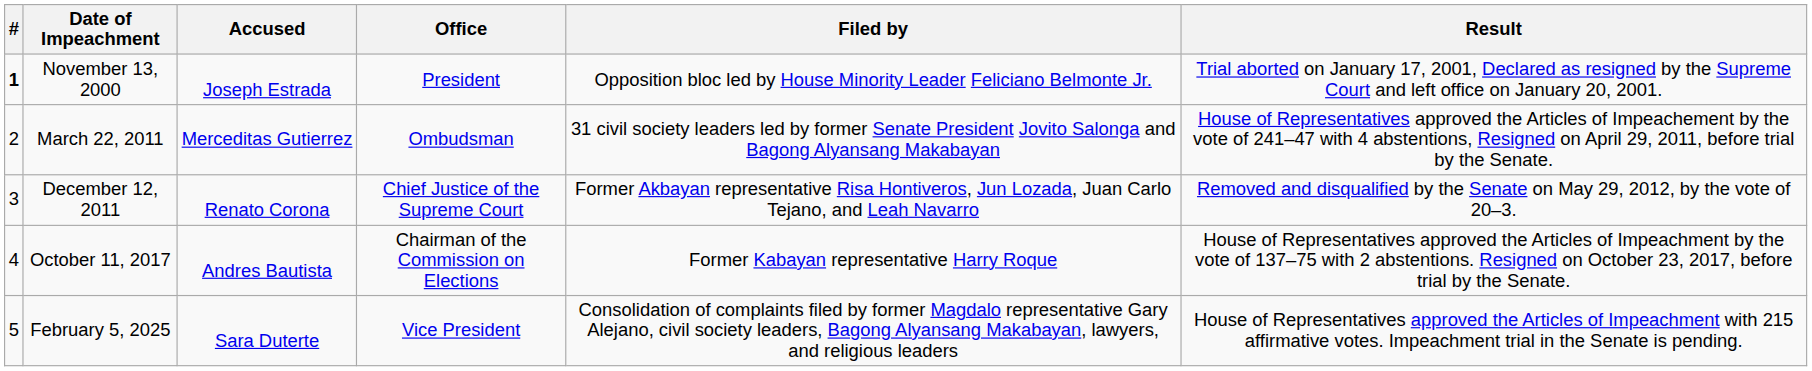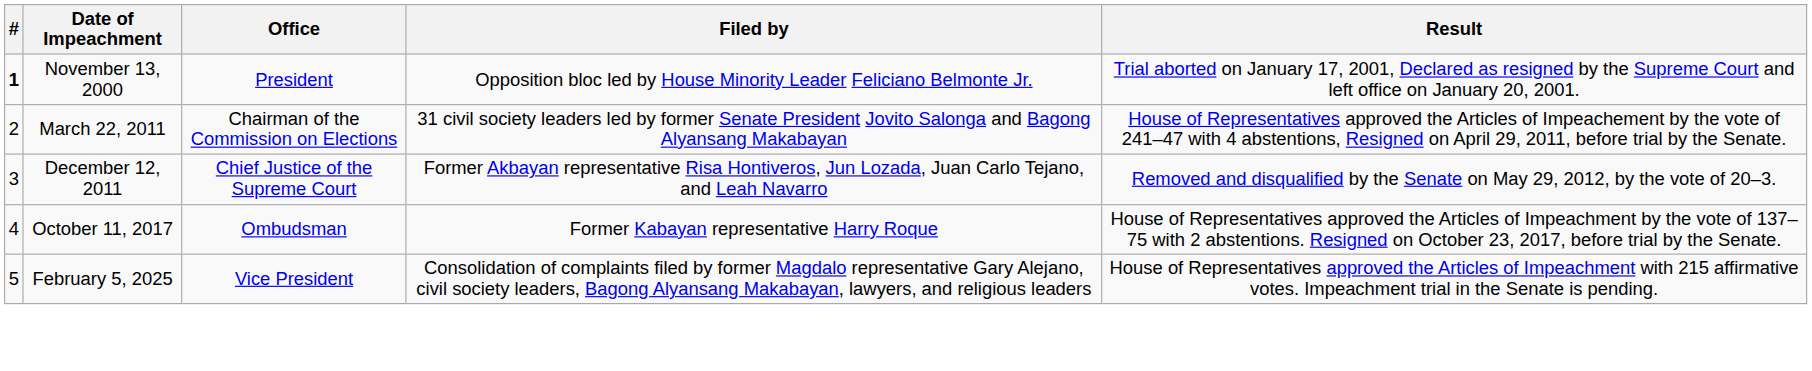- column: (267, 29)
(461, 139) Ombudsman -> (294, 129) Chairman of the Commission on Elections
(461, 260) Chairman of the Commission on Elections -> (294, 228) Ombudsman
